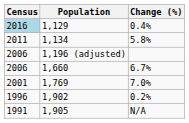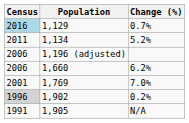(141, 26) 0.4% -> (141, 26) 0.7%
(141, 40) 5.8% -> (141, 40) 5.2%
(141, 68) 6.7% -> (141, 68) 6.2%
(17, 97) no background -> (17, 97) lightgrey background
